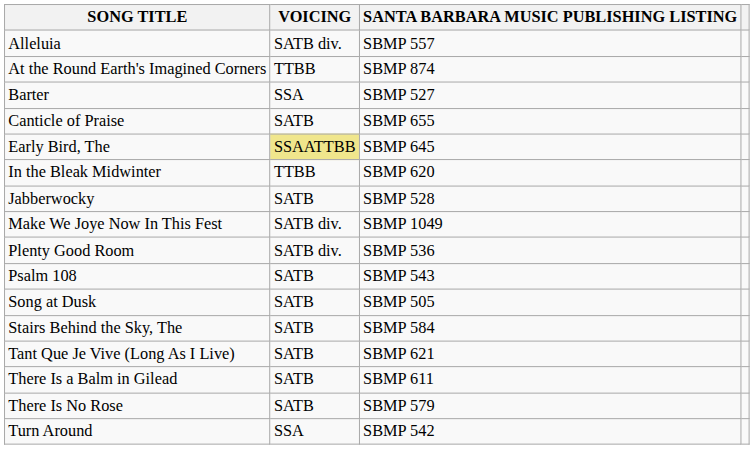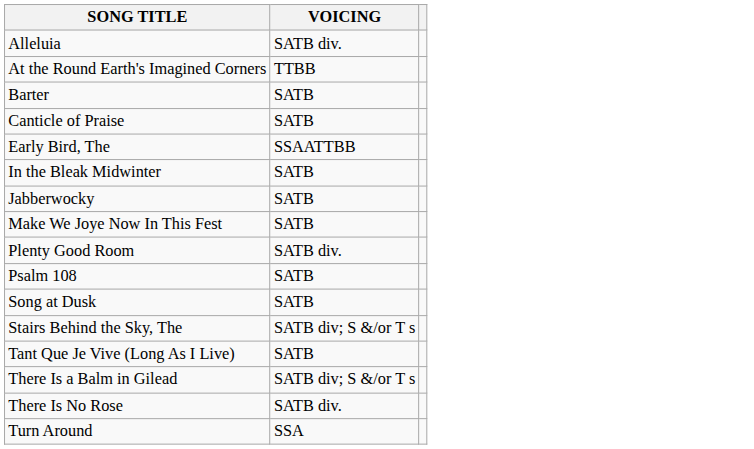- column: (550, 17)
(289, 95) SSA -> (294, 95) SATB
(315, 146) khaki background -> (315, 146) no background
(295, 172) TTBB -> (294, 172) SATB
(308, 224) SATB div. -> (294, 224) SATB
(294, 328) SATB -> (345, 328) SATB div; S &/or T s
(294, 379) SATB -> (345, 379) SATB div; S &/or T s
(294, 405) SATB -> (308, 405) SATB div.
